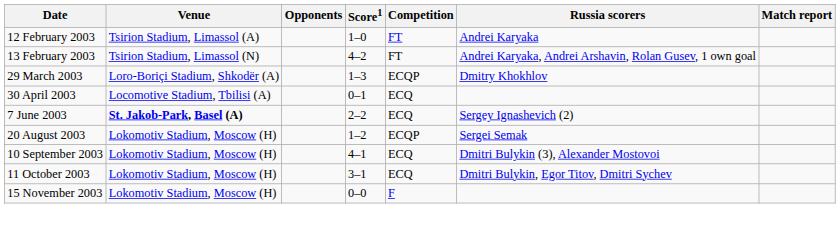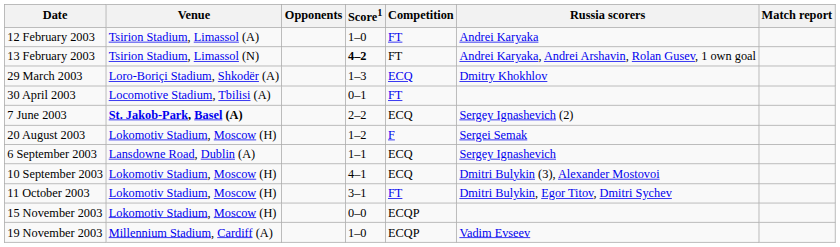(357, 56) normal -> (357, 56) bold
(404, 76) ECQP -> (400, 76) ECQ
(400, 95) ECQ -> (395, 95) FT
(404, 134) ECQP -> (391, 134) F
+ row: (52, 154)
(400, 173) ECQ -> (395, 193) FT
(391, 193) F -> (404, 212) ECQP
+ row: (55, 232)
